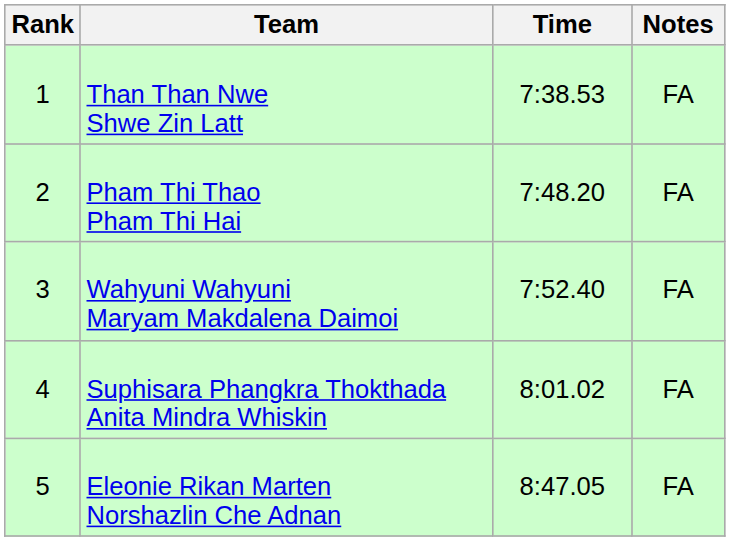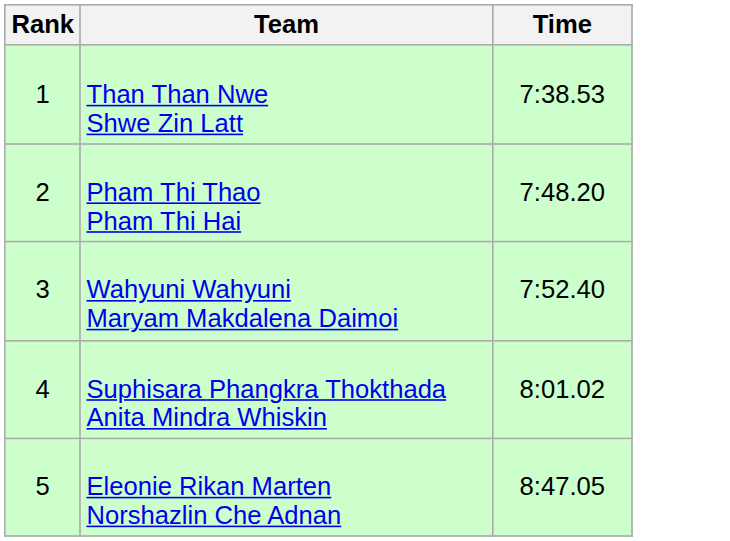- column: (678, 24)
